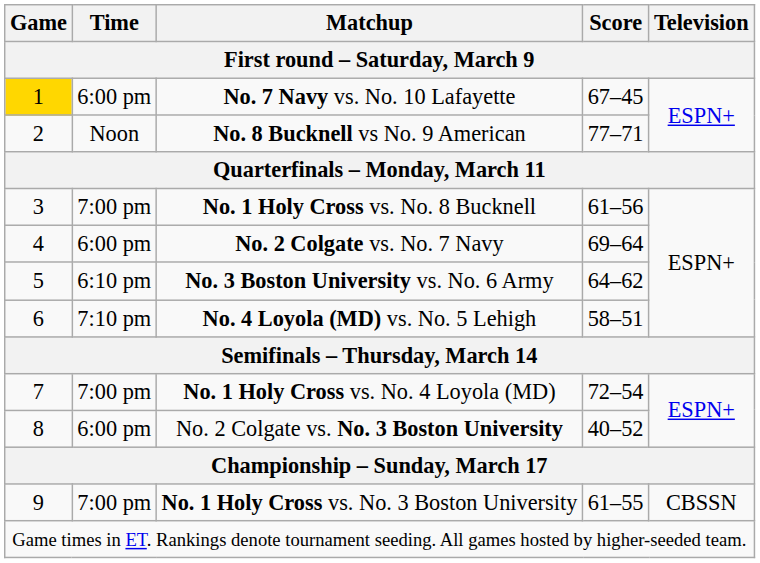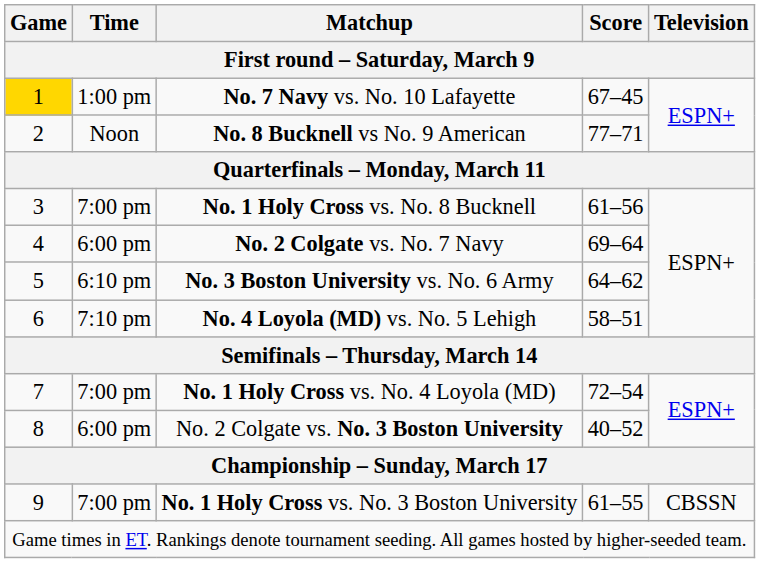(114, 96) 6:00 pm -> (114, 96) 1:00 pm
